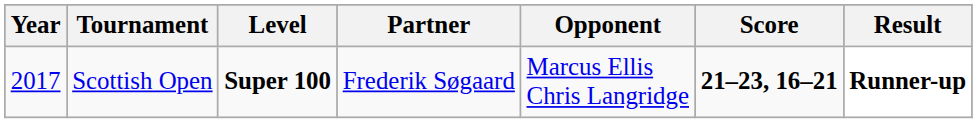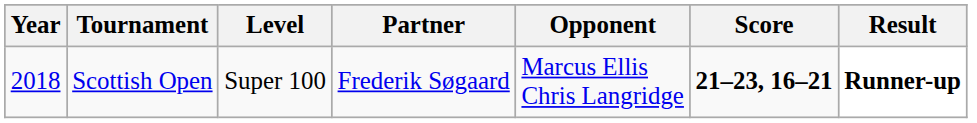(36, 81) 2017 -> (36, 81) 2018
(278, 81) bold -> (275, 81) normal
